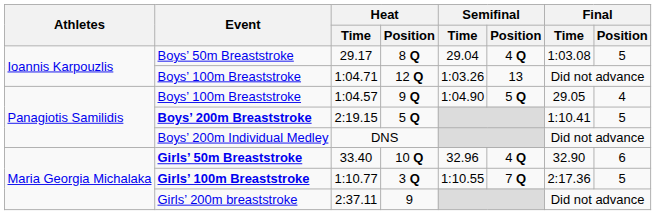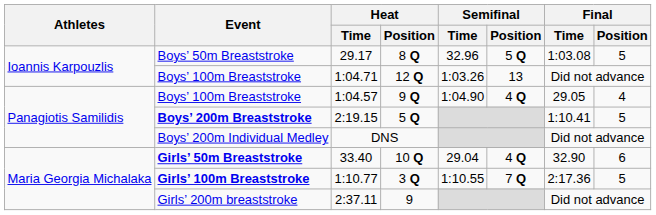(463, 56) 29.04 -> (463, 56) 32.96
(516, 56) 4 Q -> (516, 56) 5 Q
(516, 97) 5 Q -> (516, 97) 4 Q
(463, 158) 32.96 -> (463, 158) 29.04
